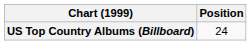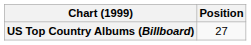(221, 31) 24 -> (221, 31) 27
